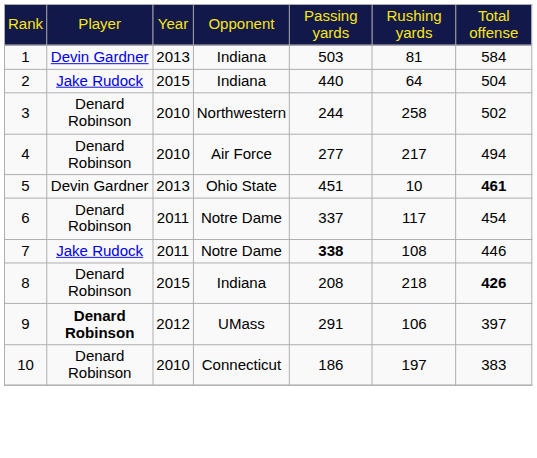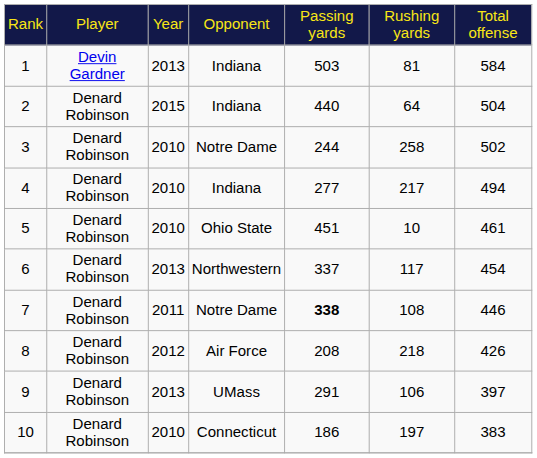(100, 81) Jake Rudock -> (97, 106) Denard Robinson
(241, 113) Northwestern -> (237, 147) Notre Dame
(241, 154) Air Force -> (237, 187) Indiana
(100, 186) Devin Gardner -> (97, 228) Denard Robinson
(173, 186) 2013 -> (168, 228) 2010
(494, 186) bold -> (493, 228) normal
(173, 218) 2011 -> (168, 269) 2013
(241, 218) Notre Dame -> (237, 269) Northwestern
(100, 251) Jake Rudock -> (97, 310) Denard Robinson
(173, 283) 2015 -> (168, 351) 2012
(241, 283) Indiana -> (237, 351) Air Force
(494, 283) bold -> (493, 351) normal
(100, 324) bold -> (97, 391) normal
(173, 324) 2012 -> (168, 391) 2013
